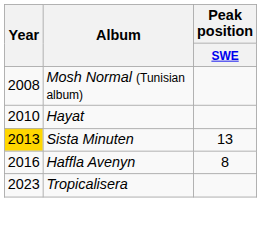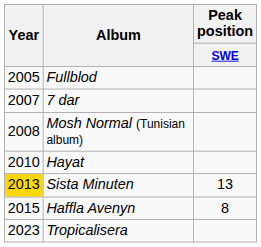+ row: (72, 77)
+ row: (63, 100)
(24, 162) 2016 -> (24, 208) 2015
